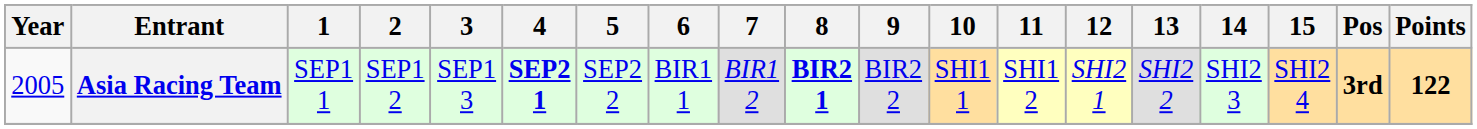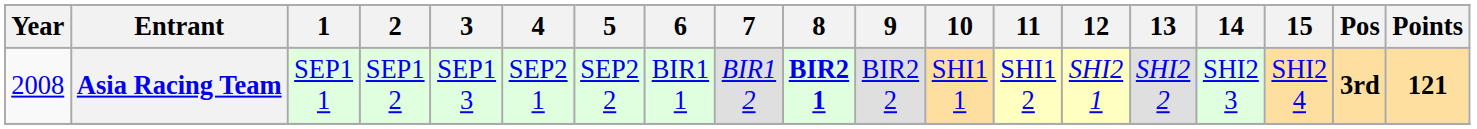(38, 85) 2005 -> (38, 85) 2008
(540, 85) bold -> (538, 85) normal
(1431, 85) 122 -> (1428, 85) 121
